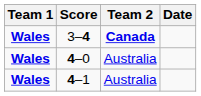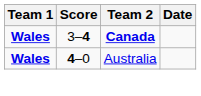- row: (79, 79)
